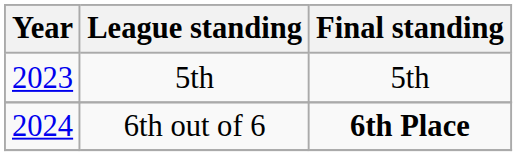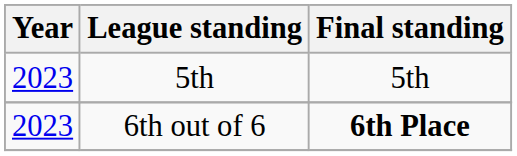(43, 125) 2024 -> (43, 125) 2023
